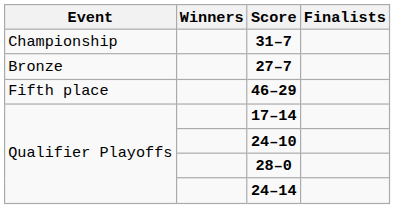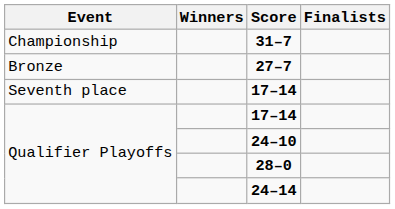- row: (58, 91)
+ row: (68, 91)
